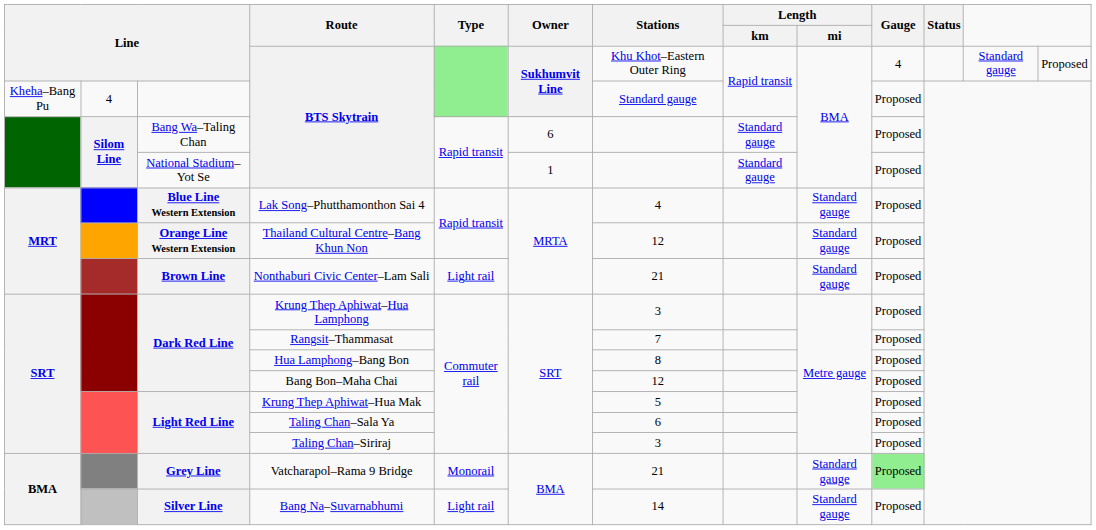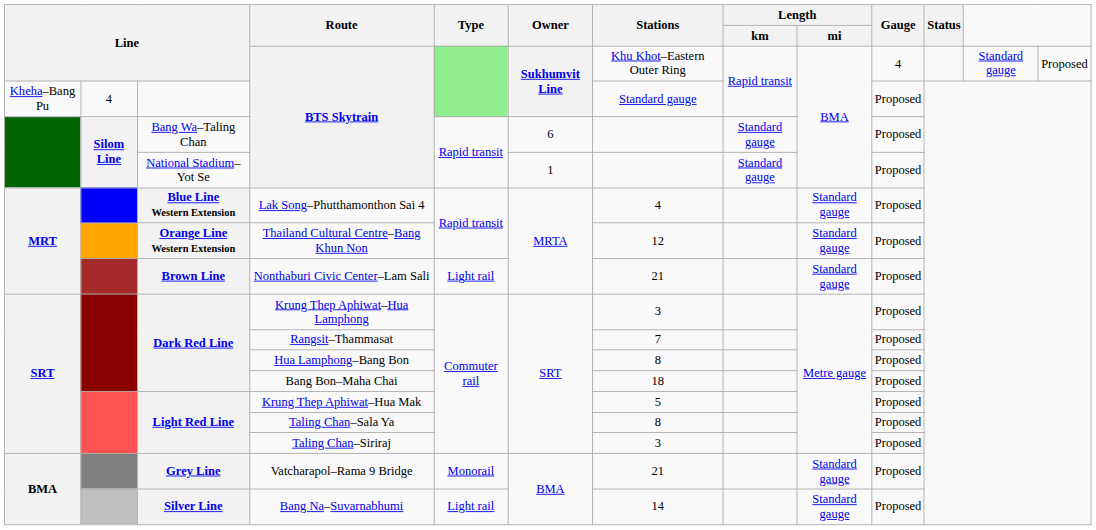(658, 381) 12 -> (658, 381) 18
(658, 422) 6 -> (658, 422) 8
(898, 471) lightgreen background -> (898, 471) no background
